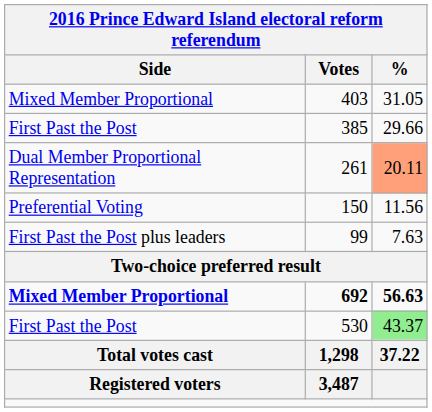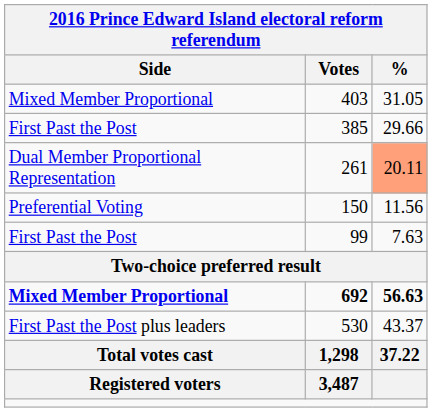(117, 237) First Past the Post plus leaders -> (73, 237) First Past the Post
(73, 325) First Past the Post -> (117, 325) First Past the Post plus leaders
(403, 325) lightgreen background -> (403, 325) no background
